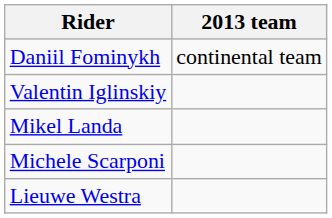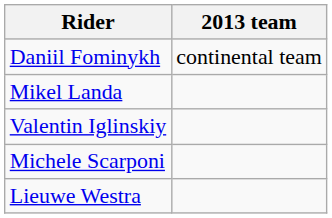rows swapped: (88, 91) <-> (66, 126)
